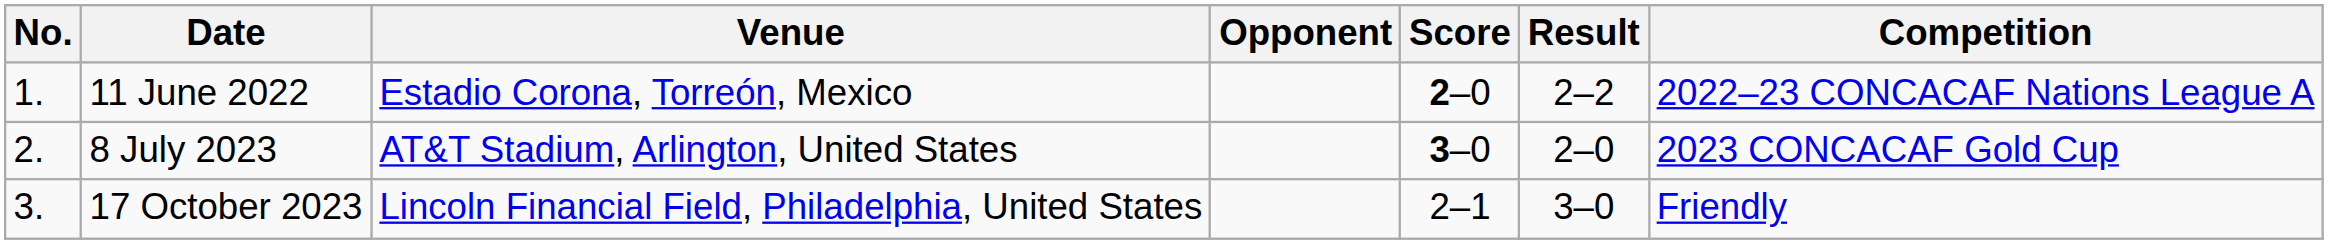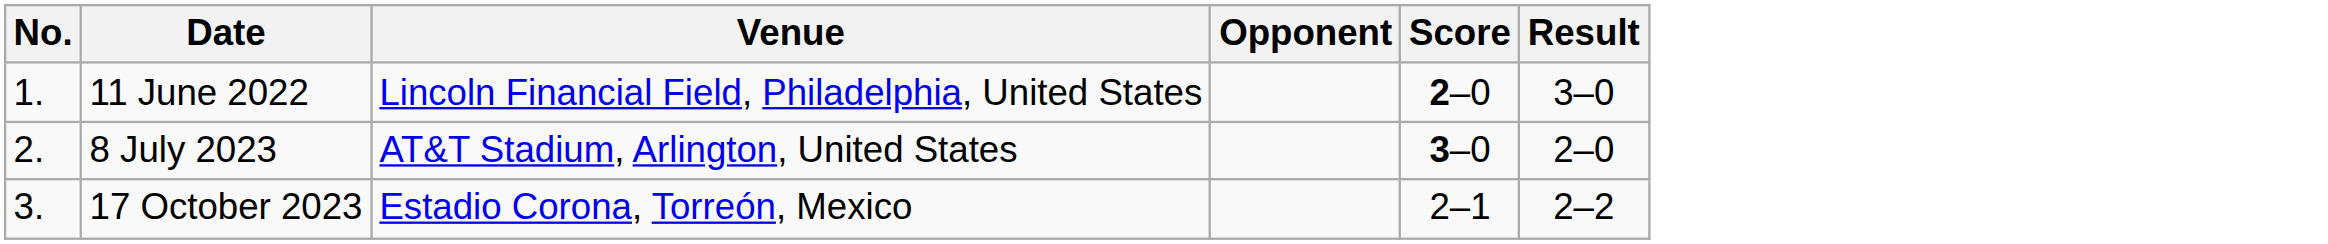- column: (1986, 33)
(646, 91) Estadio Corona, Torreón, Mexico -> (791, 91) Lincoln Financial Field, Philadelphia, United States
(1584, 91) 2–2 -> (1584, 91) 3–0
(791, 207) Lincoln Financial Field, Philadelphia, United States -> (646, 207) Estadio Corona, Torreón, Mexico
(1584, 207) 3–0 -> (1584, 207) 2–2
